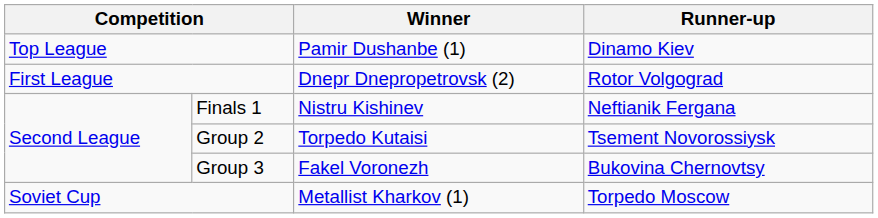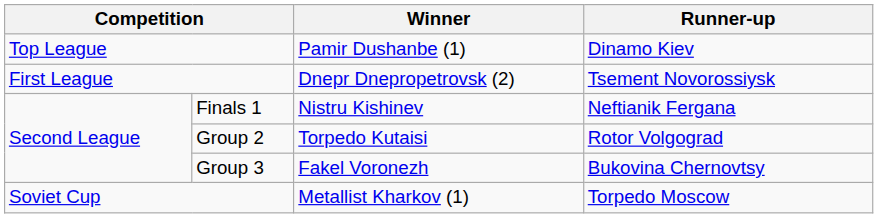(655, 78) Rotor Volgograd -> (681, 78) Tsement Novorossiysk
(681, 138) Tsement Novorossiysk -> (655, 138) Rotor Volgograd
